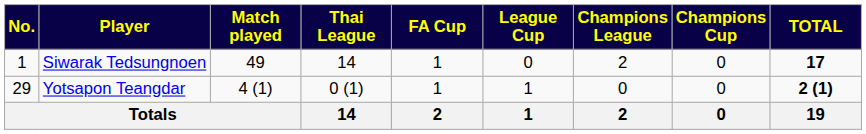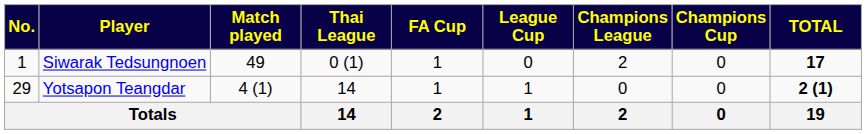(346, 62) 14 -> (346, 62) 0 (1)
(346, 89) 0 (1) -> (346, 89) 14
